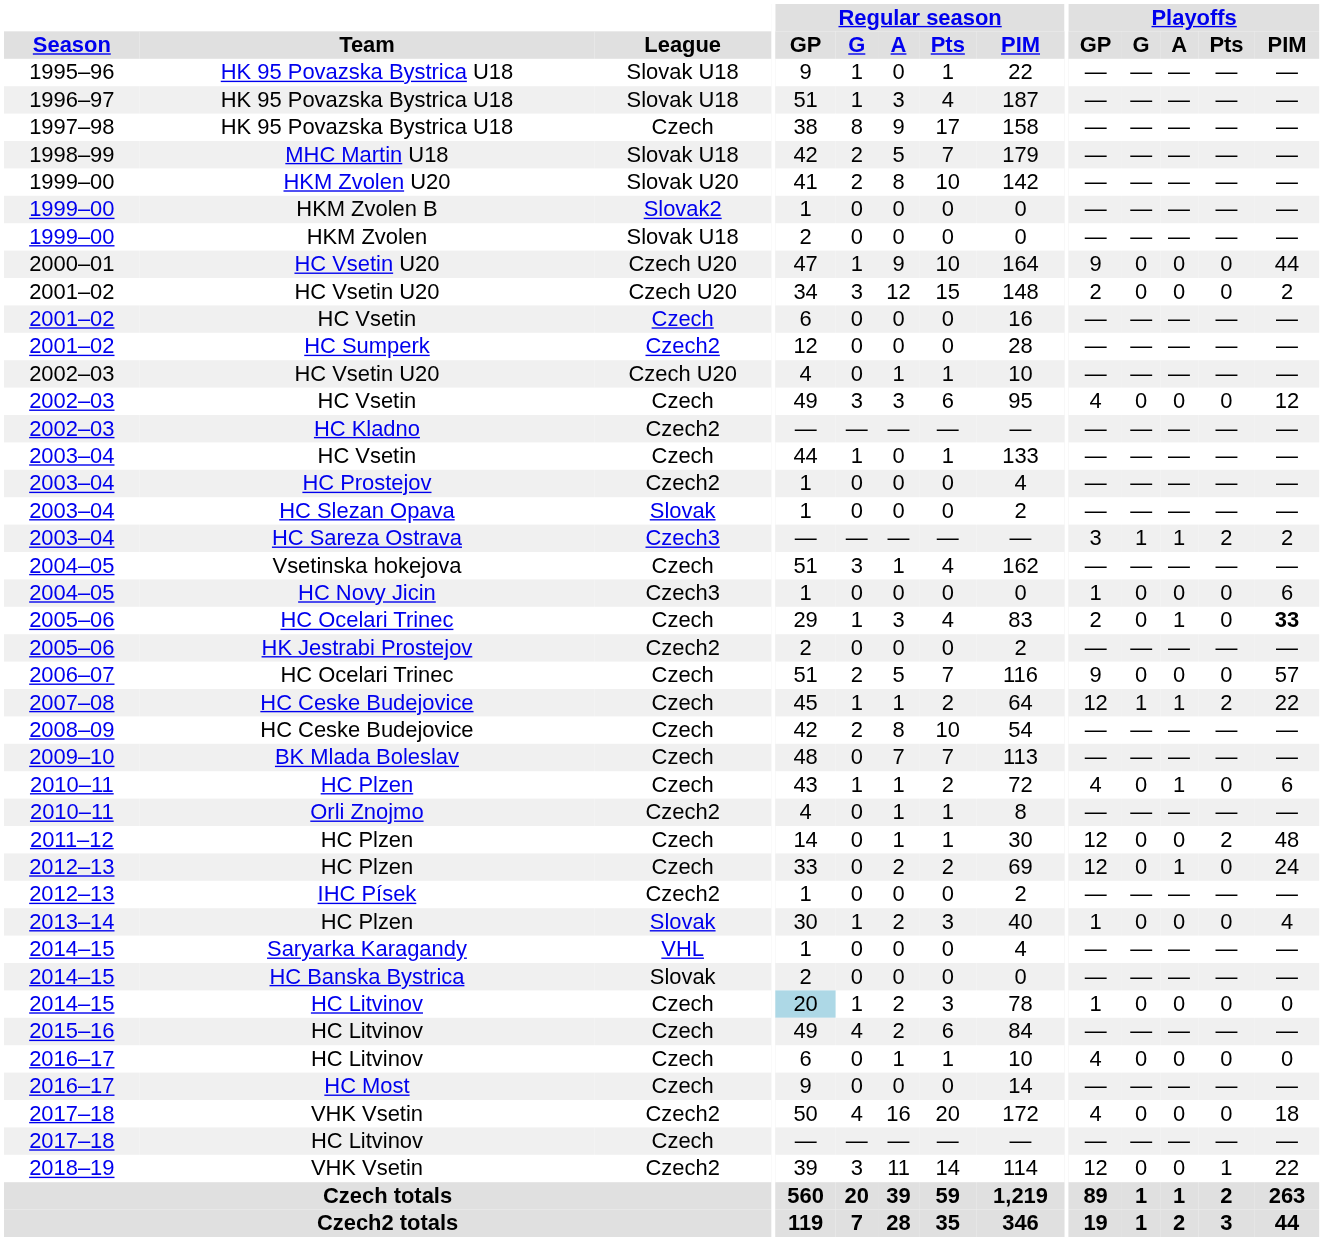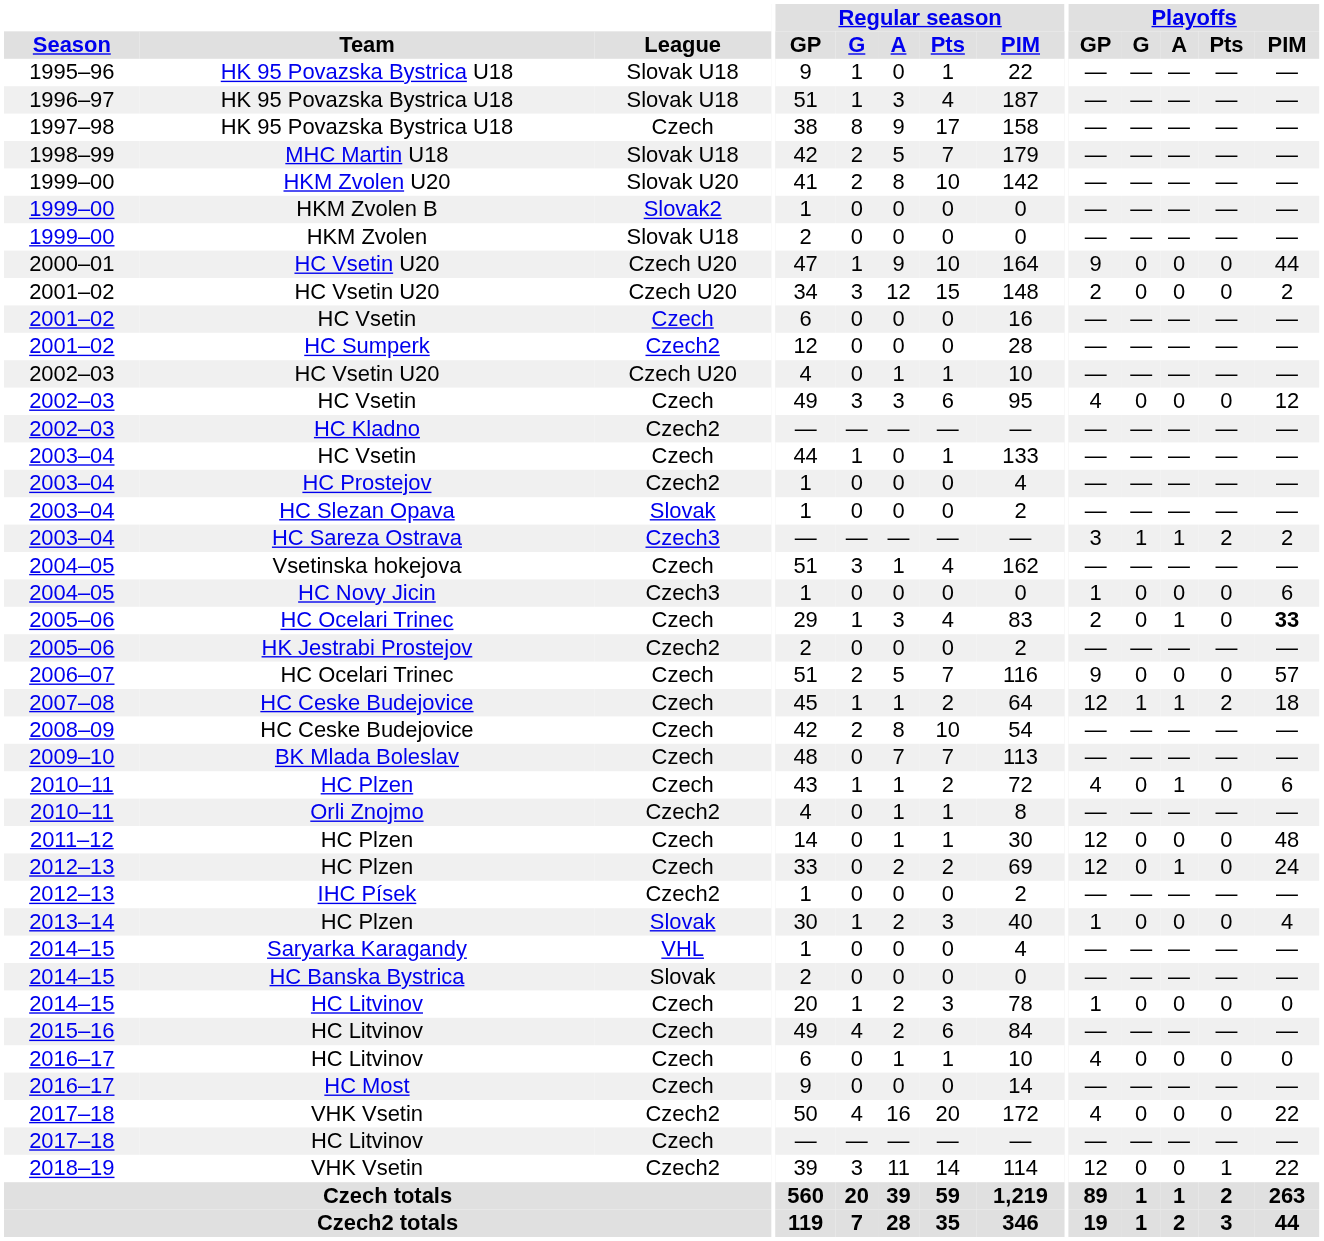(1287, 702) 22 -> (1287, 702) 18
(1226, 839) 2 -> (1226, 839) 0
(806, 1003) lightblue background -> (806, 1003) no background
(1287, 1113) 18 -> (1287, 1113) 22
